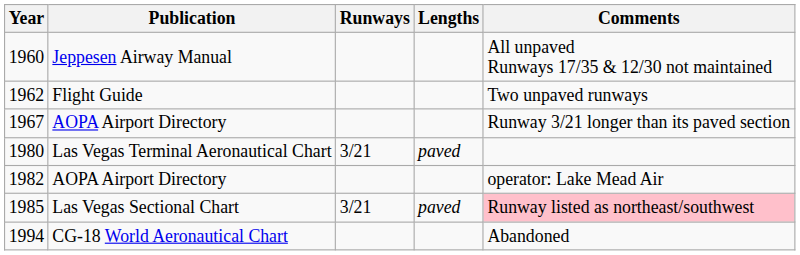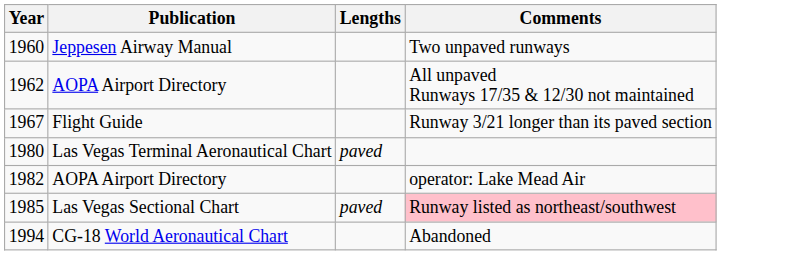- column: (375, 18)
(630, 56) All unpaved Runways 17/35 & 12/30 not maintained -> (489, 46) Two unpaved runways
(98, 94) Flight Guide -> (139, 84) AOPA Airport Directory
(568, 94) Two unpaved runways -> (551, 84) All unpaved Runways 17/35 & 12/30 not maintained
(139, 123) AOPA Airport Directory -> (98, 123) Flight Guide
